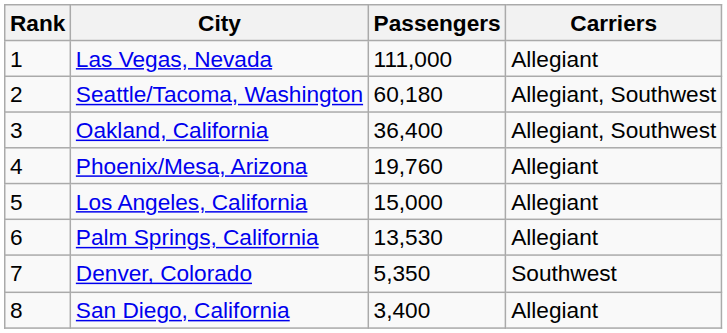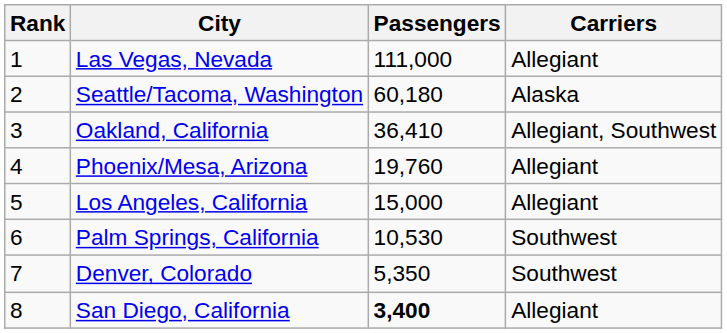(614, 95) Allegiant, Southwest -> (545, 95) Alaska
(408, 130) 36,400 -> (408, 130) 36,410
(408, 238) 13,530 -> (408, 238) 10,530
(555, 238) Allegiant -> (564, 238) Southwest
(402, 310) normal -> (402, 310) bold
